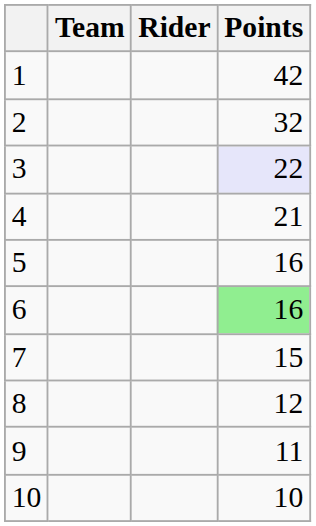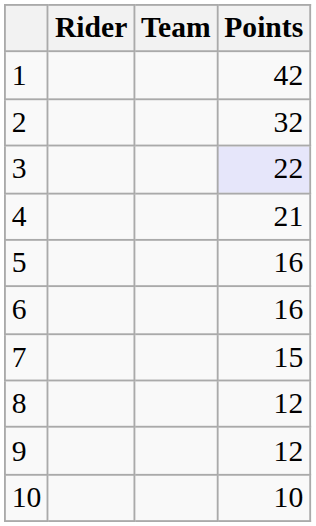columns swapped: (174, 27) <-> (90, 27)
(288, 309) lightgreen background -> (288, 309) no background
(289, 450) 11 -> (288, 450) 12
